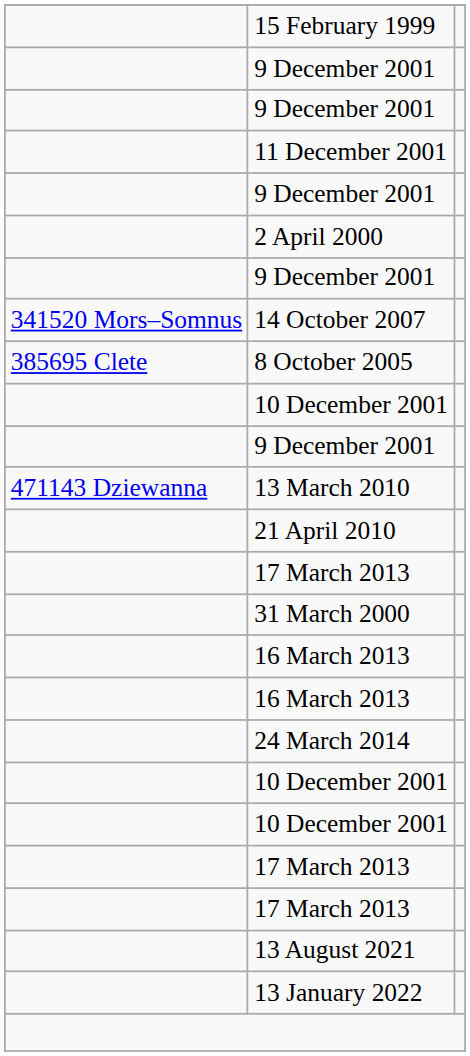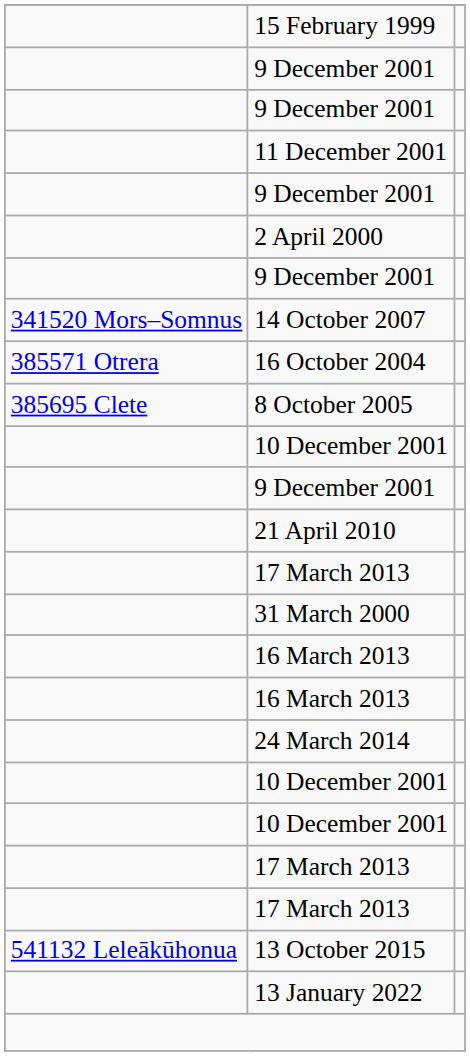+ row: (85, 362)
- row: (109, 488)
+ row: (124, 950)
- row: (127, 951)
